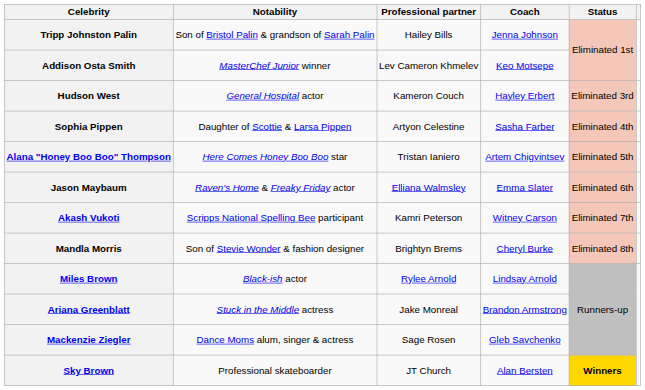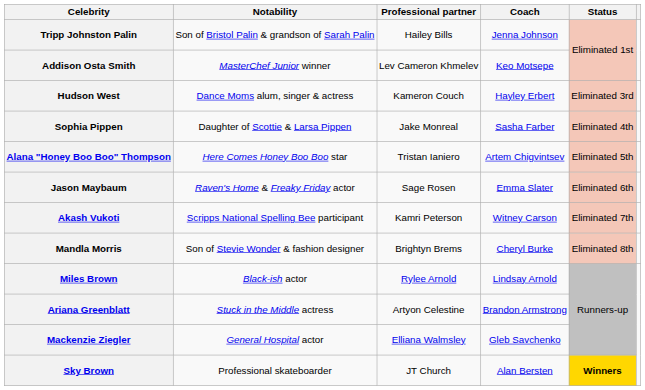(275, 96) General Hospital actor -> (275, 96) Dance Moms alum, singer & actress
(429, 126) Artyon Celestine -> (429, 126) Jake Monreal
(429, 187) Elliana Walmsley -> (429, 187) Sage Rosen
(429, 309) Jake Monreal -> (429, 309) Artyon Celestine
(275, 340) Dance Moms alum, singer & actress -> (275, 340) General Hospital actor
(429, 340) Sage Rosen -> (429, 340) Elliana Walmsley
